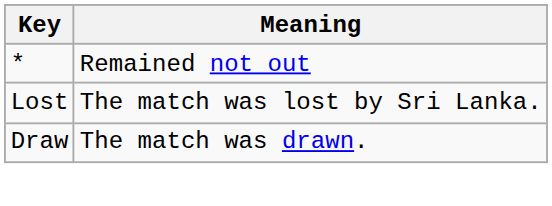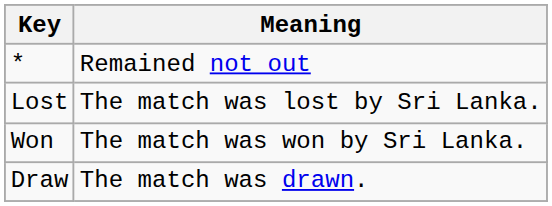+ row: (32, 142)
